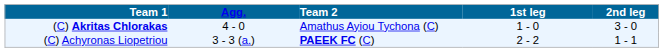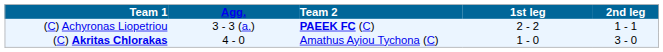rows swapped: (110, 26) <-> (106, 40)
